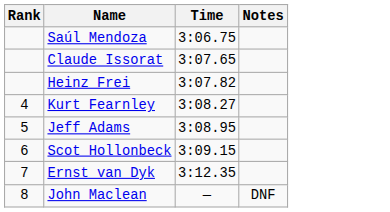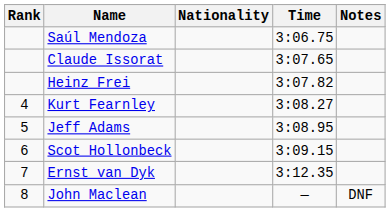+ column: (224, 16)
